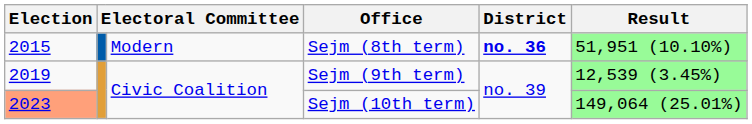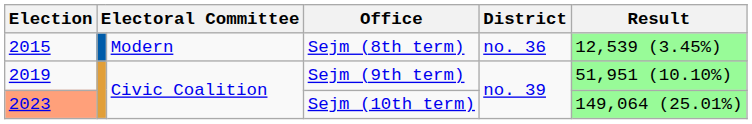(515, 47) bold -> (515, 47) normal
(654, 47) 51,951 (10.10%) -> (648, 47) 12,539 (3.45%)
(648, 76) 12,539 (3.45%) -> (654, 76) 51,951 (10.10%)
